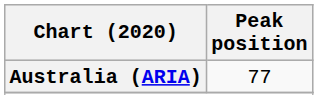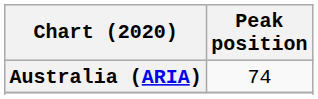(259, 77) 77 -> (259, 77) 74
